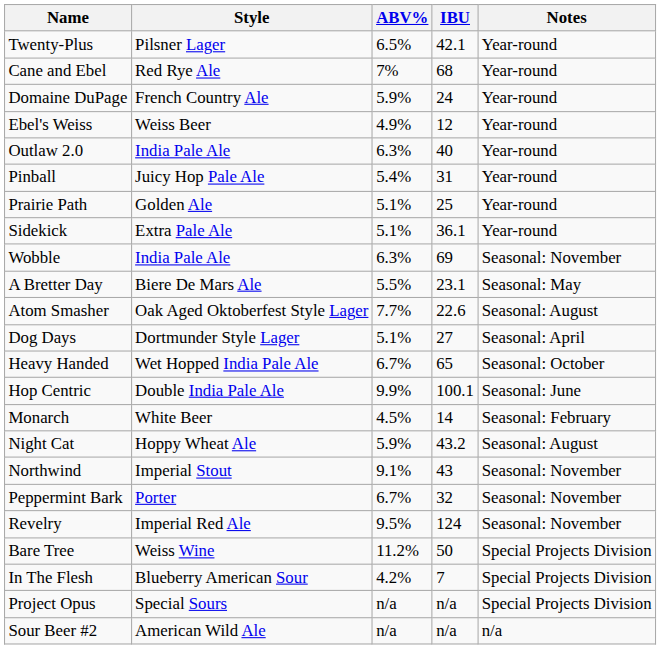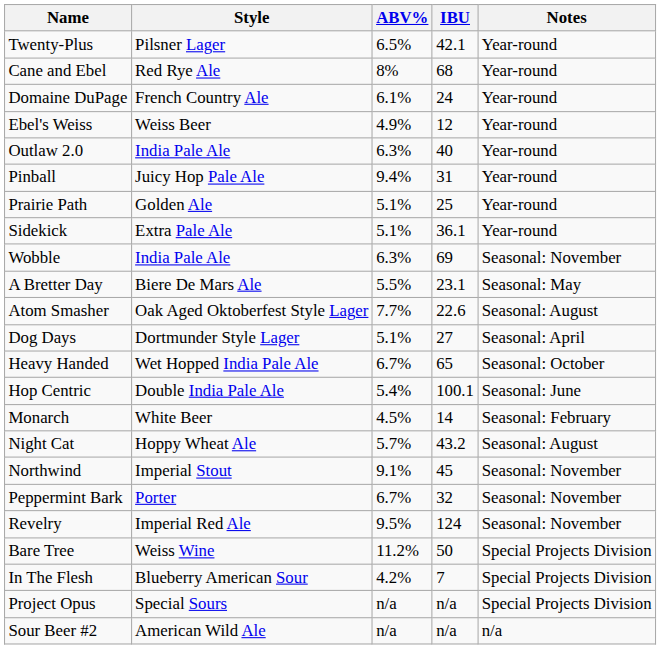(387, 71) 7% -> (387, 71) 8%
(394, 97) 5.9% -> (394, 97) 6.1%
(394, 177) 5.4% -> (394, 177) 9.4%
(394, 390) 9.9% -> (394, 390) 5.4%
(394, 444) 5.9% -> (394, 444) 5.7%
(445, 470) 43 -> (445, 470) 45
